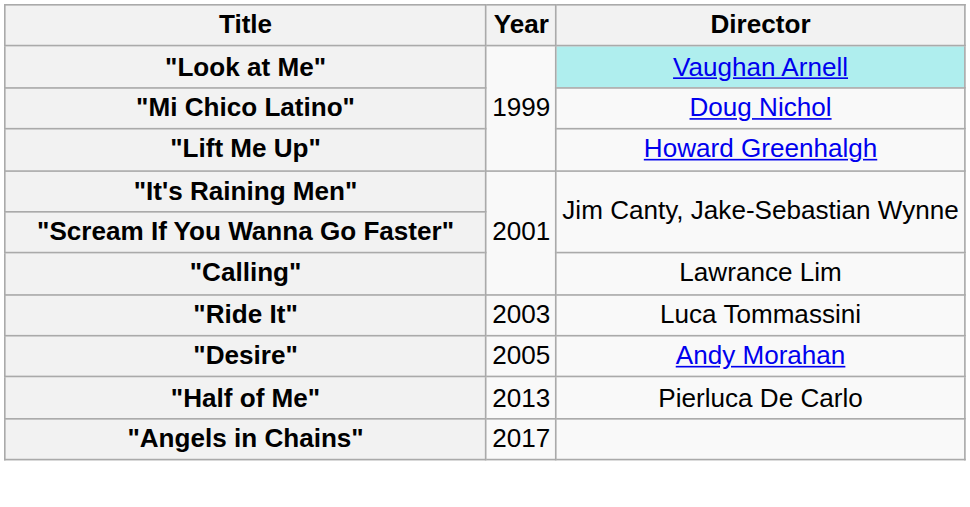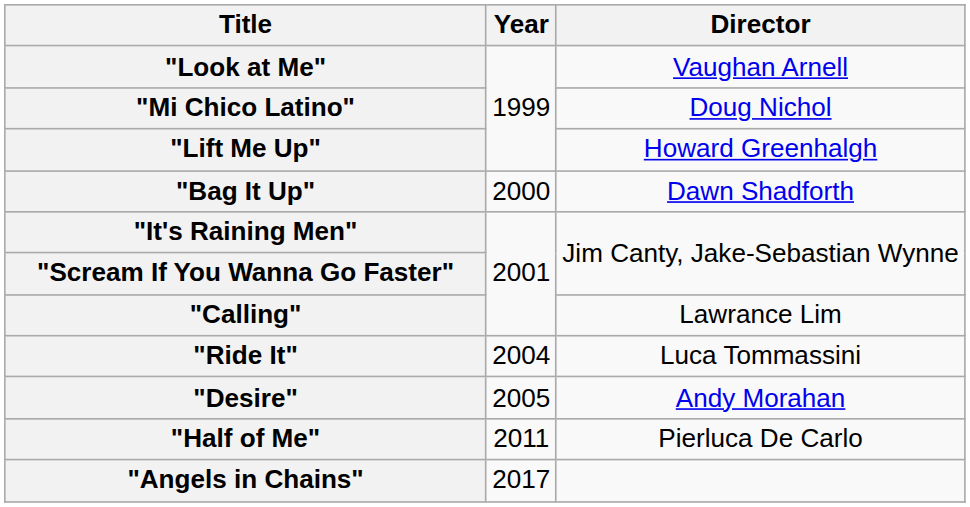(761, 66) paleturquoise background -> (761, 66) no background
+ row: (246, 190)
(521, 314) 2003 -> (521, 356) 2004
(521, 397) 2013 -> (521, 438) 2011
